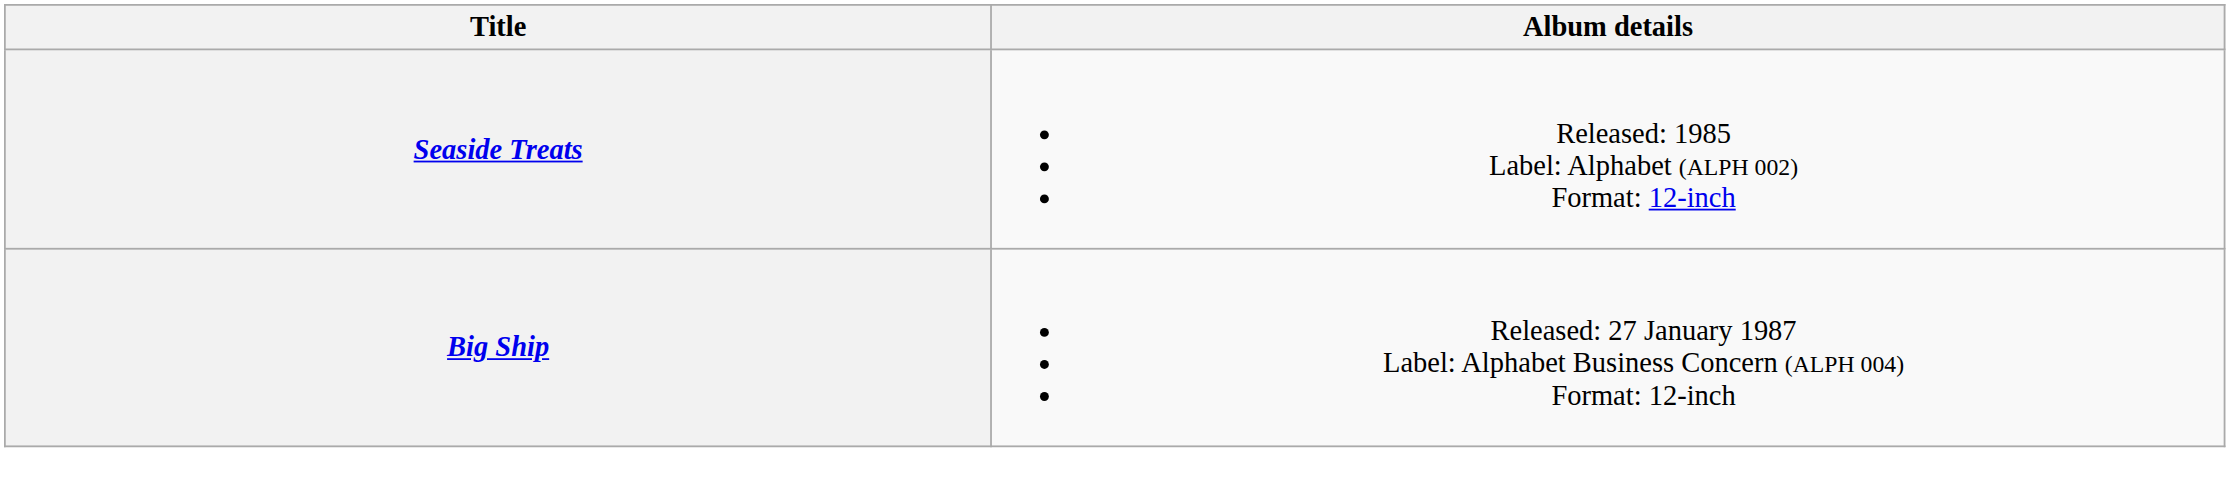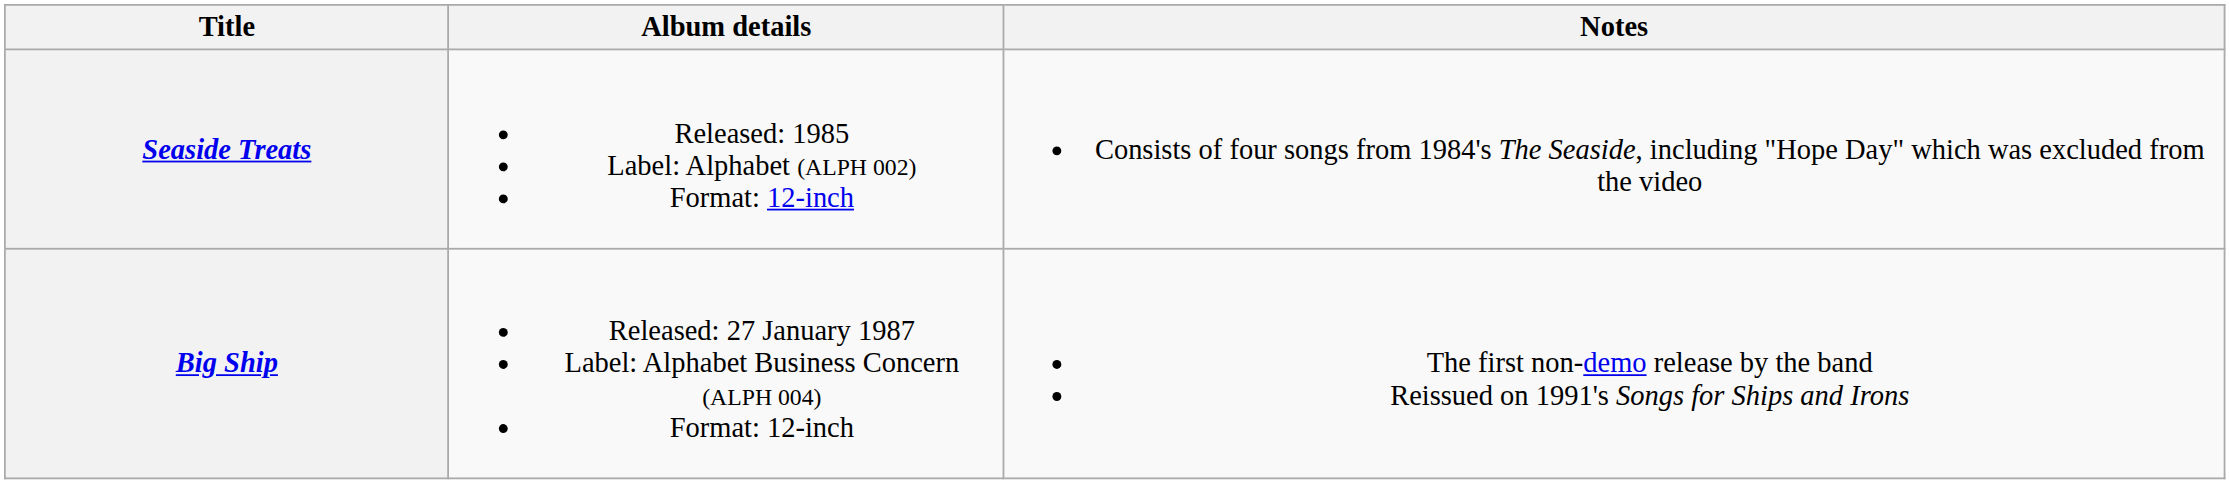+ column: (1614, 27)
